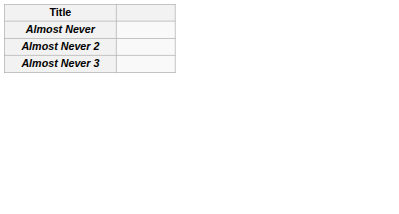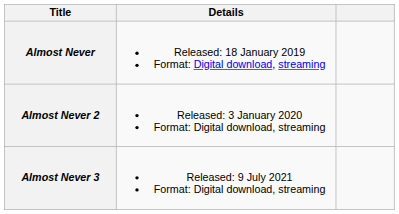+ column: (226, 13)
